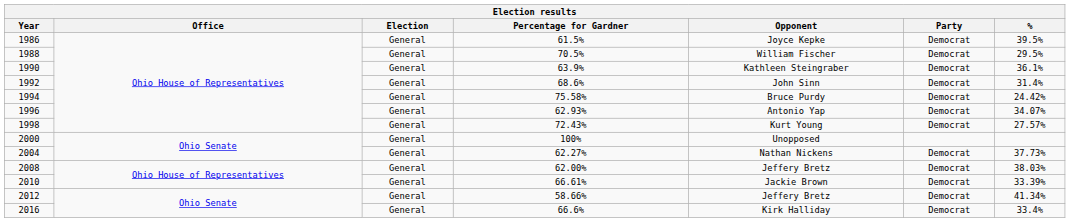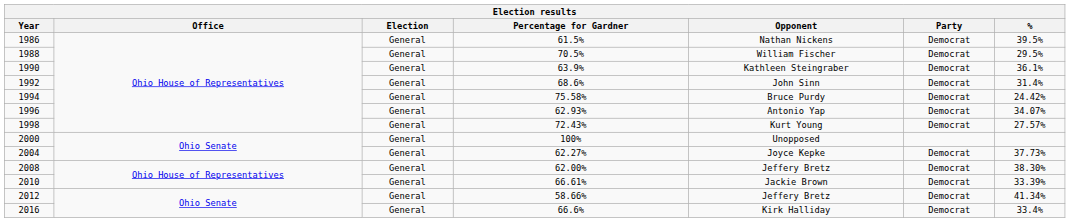(796, 40) Joyce Kepke -> (796, 40) Nathan Nickens
(796, 153) Nathan Nickens -> (796, 153) Joyce Kepke
(1030, 168) 38.03% -> (1030, 168) 38.30%
